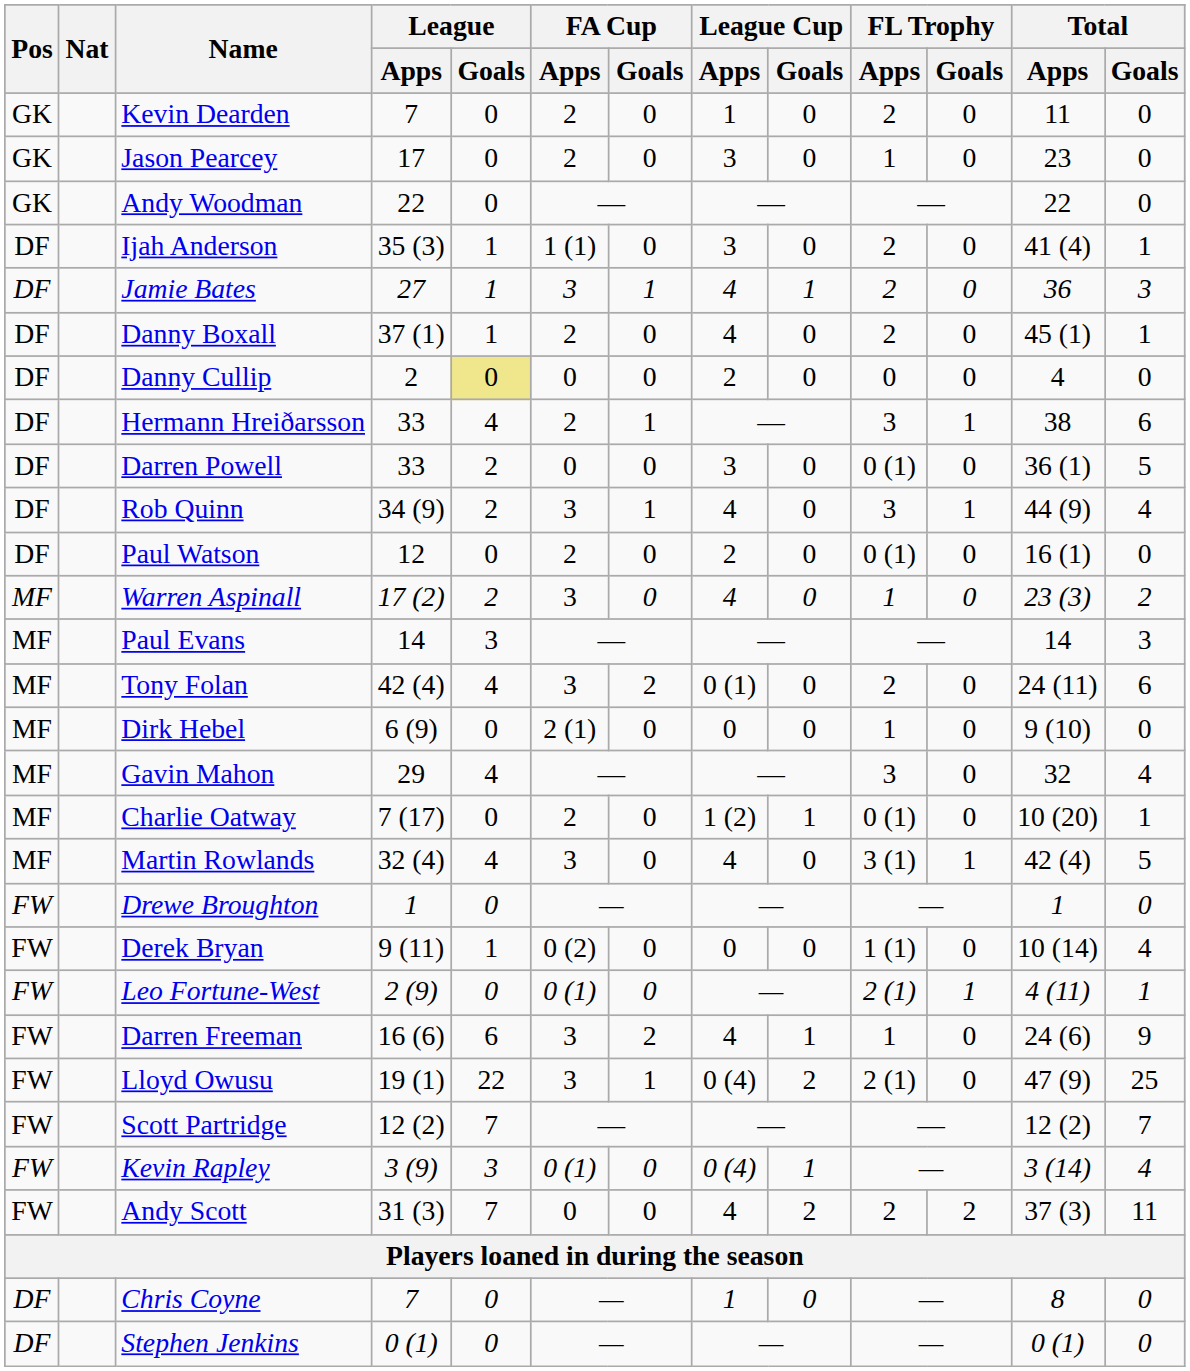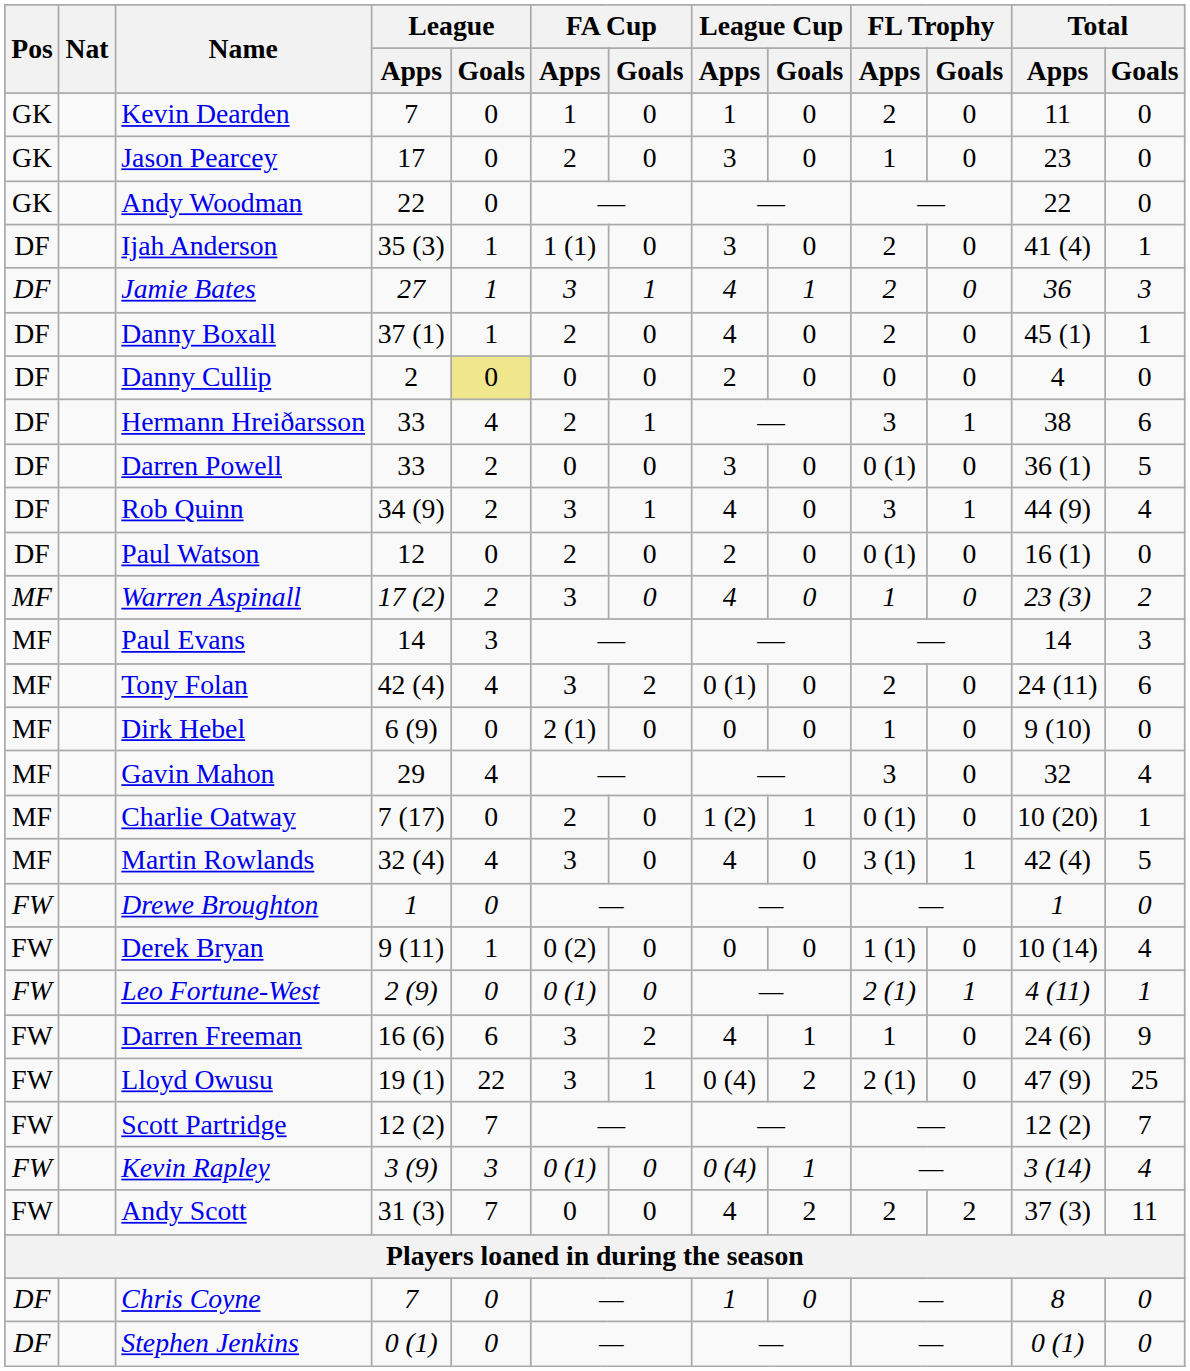(570, 114) 2 -> (570, 114) 1
